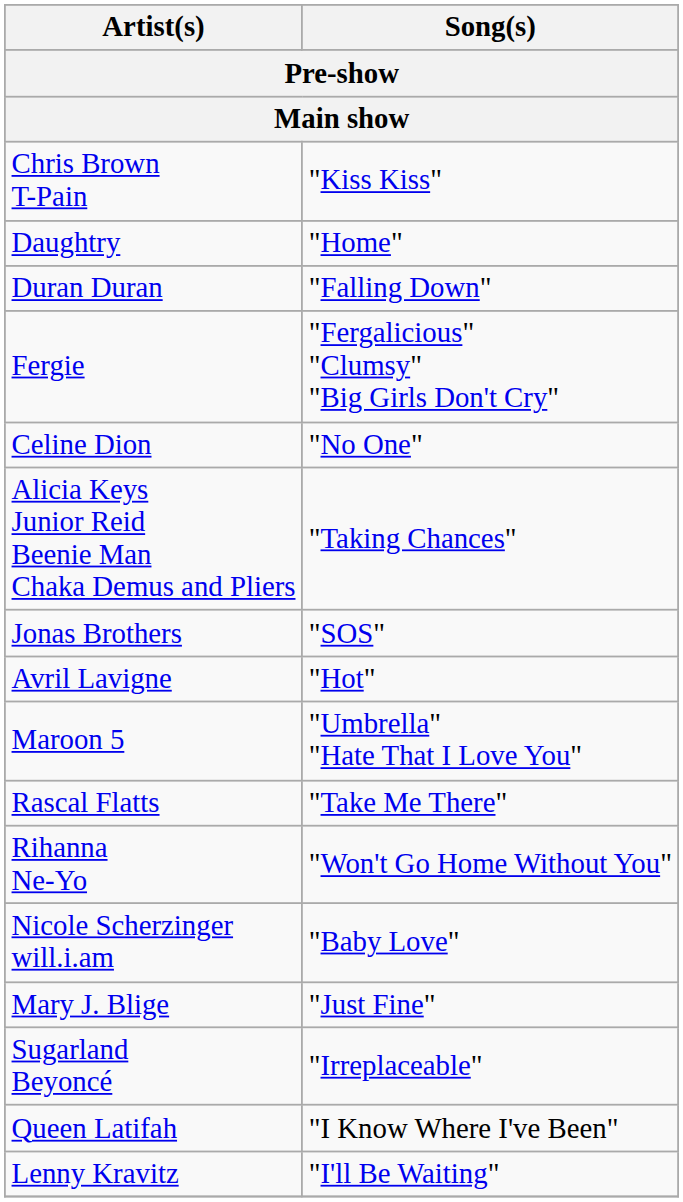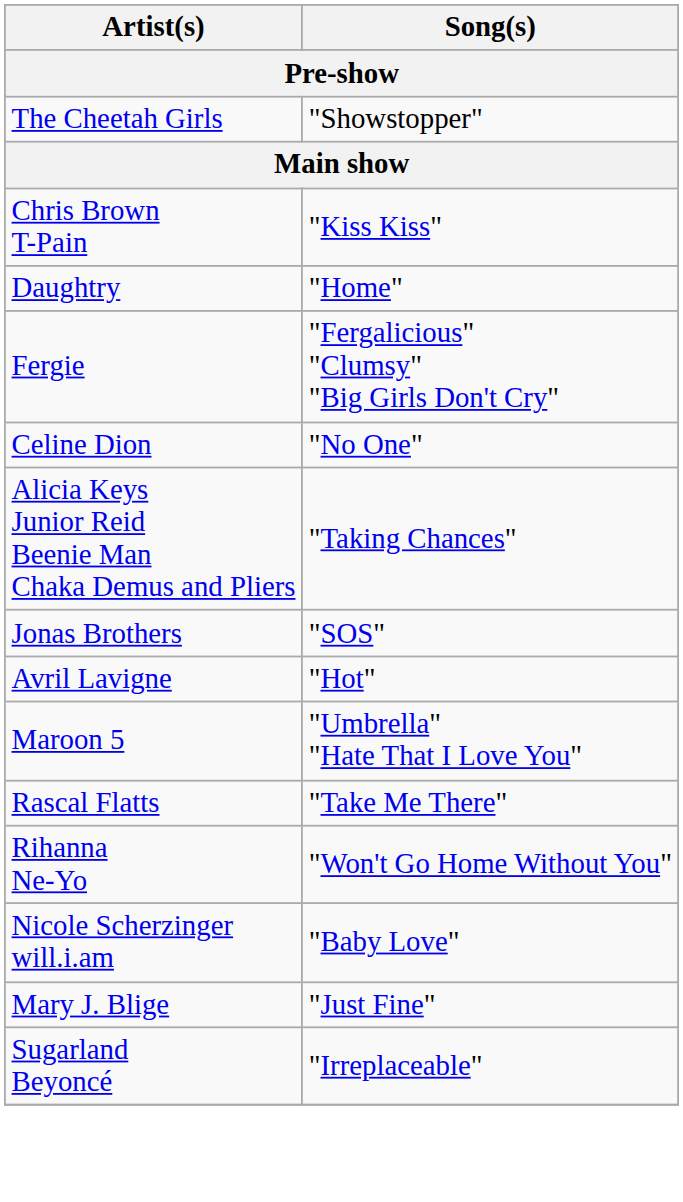+ row: (117, 118)
- row: (87, 288)
- row: (94, 1127)
- row: (95, 1173)
